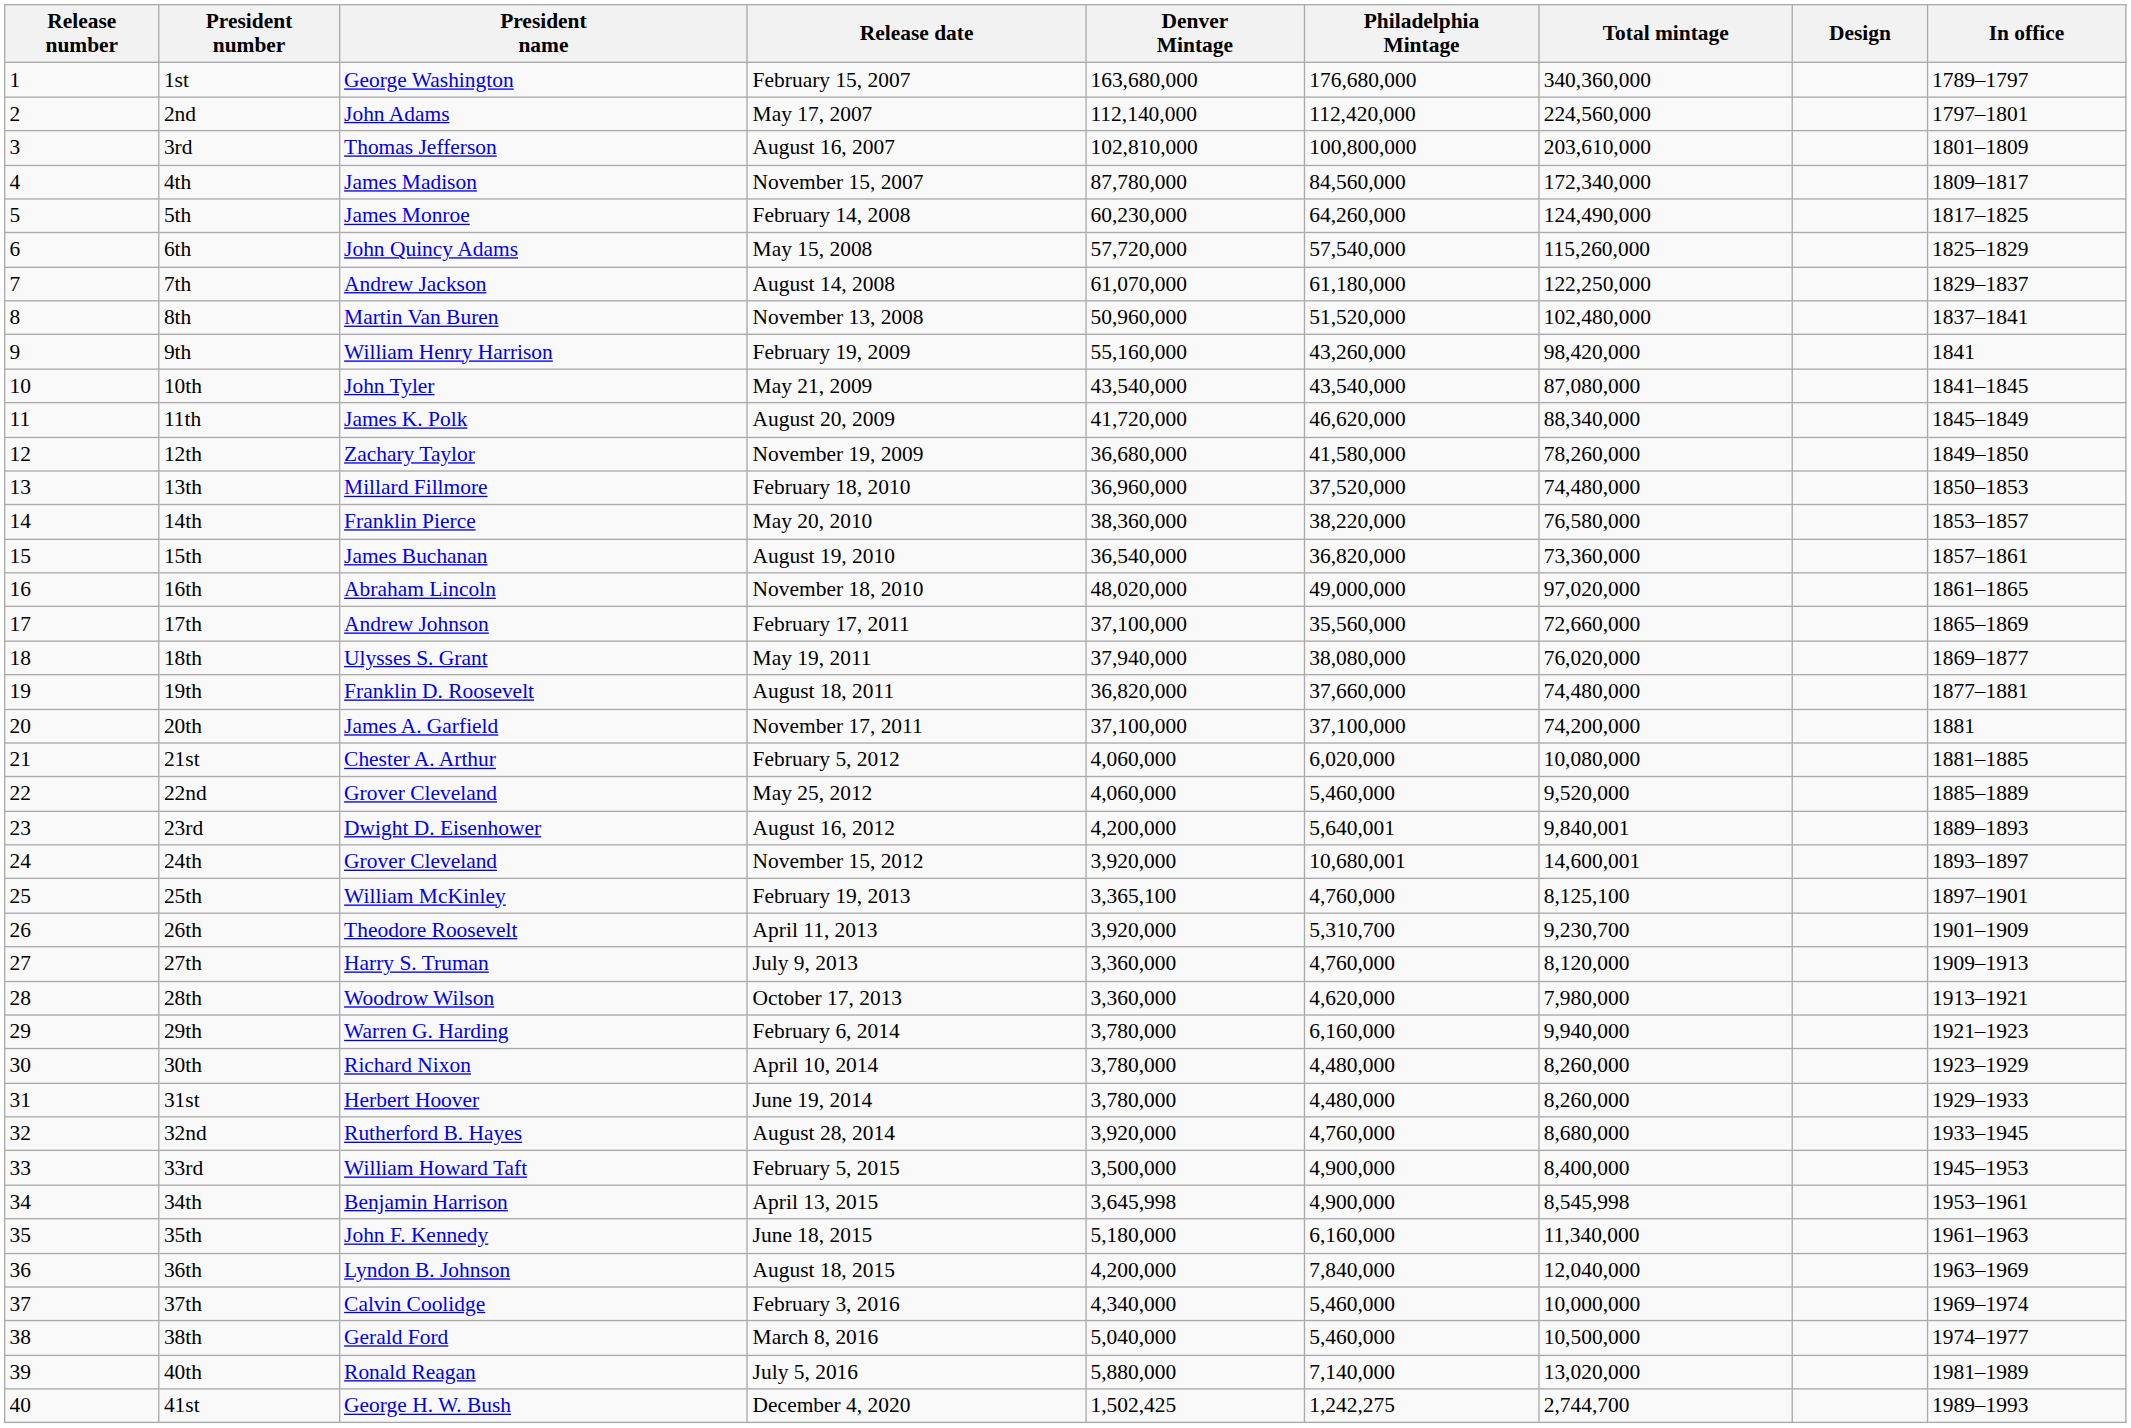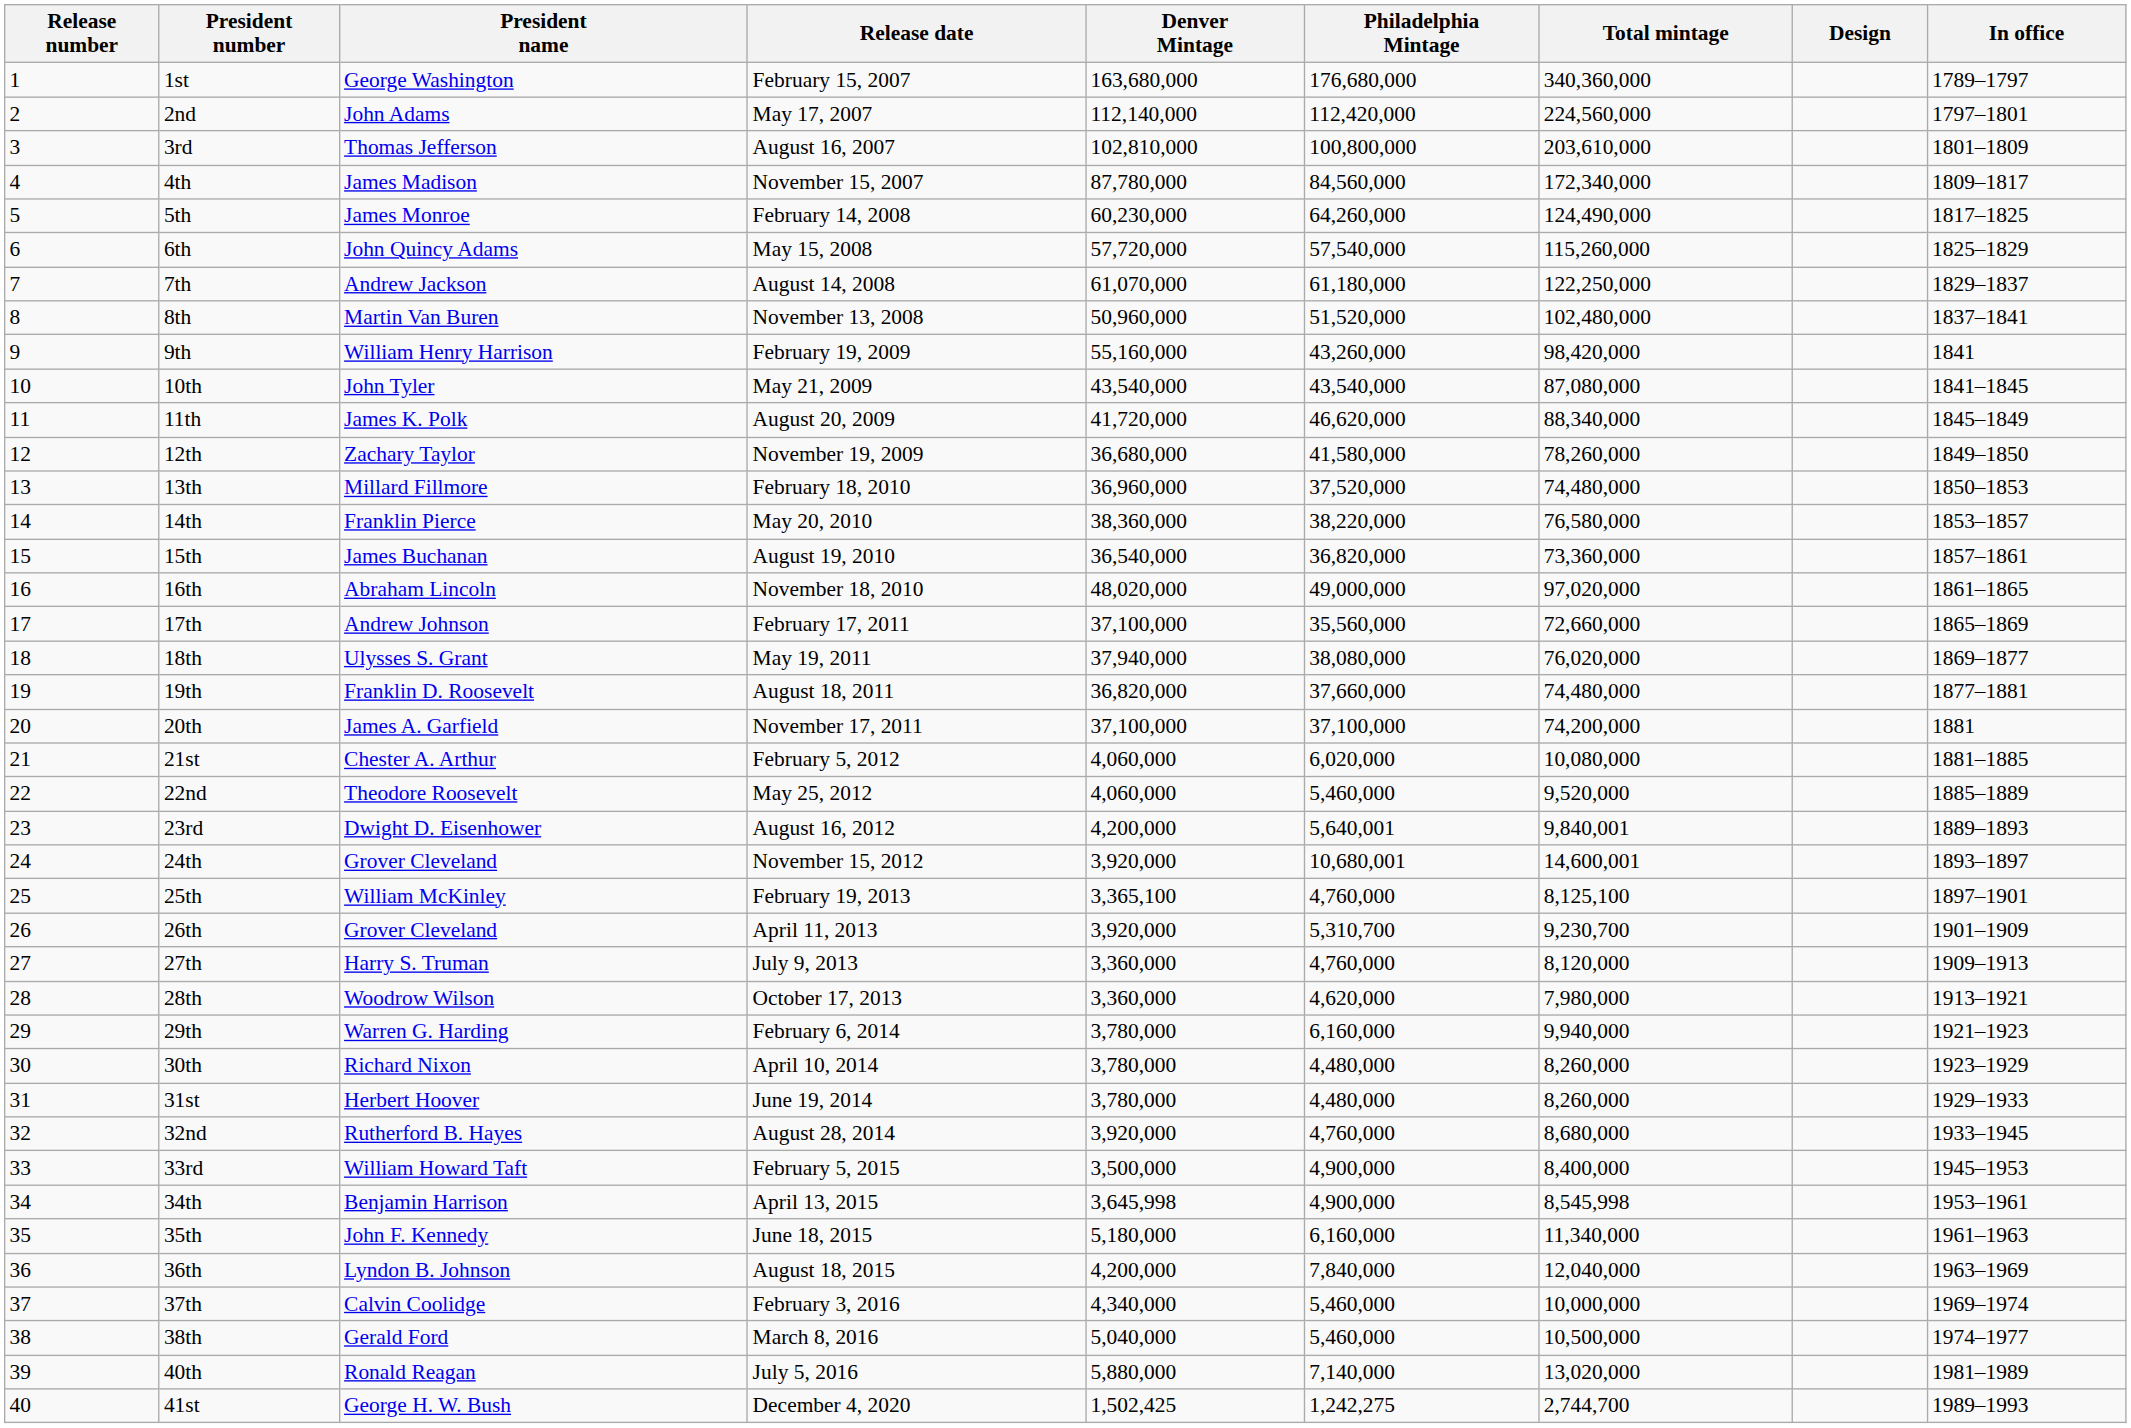(421, 793) Grover Cleveland -> (431, 793) Theodore Roosevelt
(431, 929) Theodore Roosevelt -> (421, 929) Grover Cleveland
